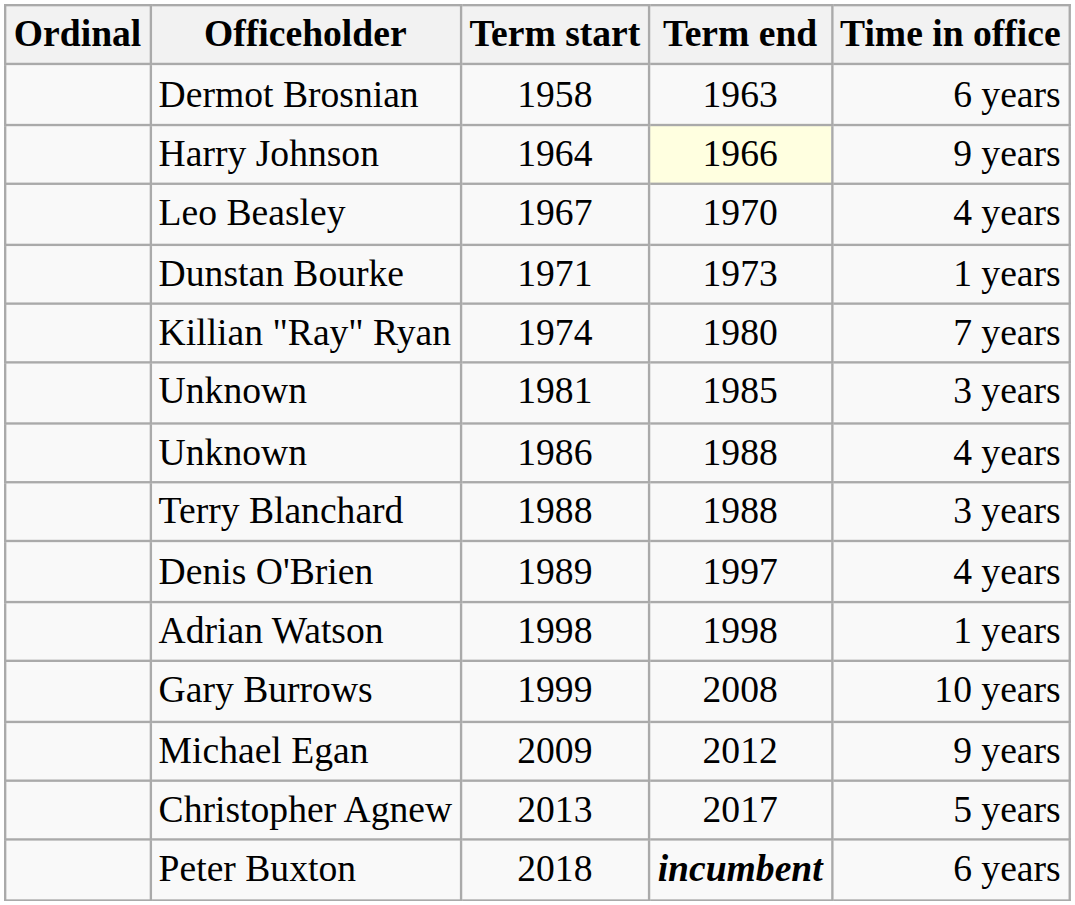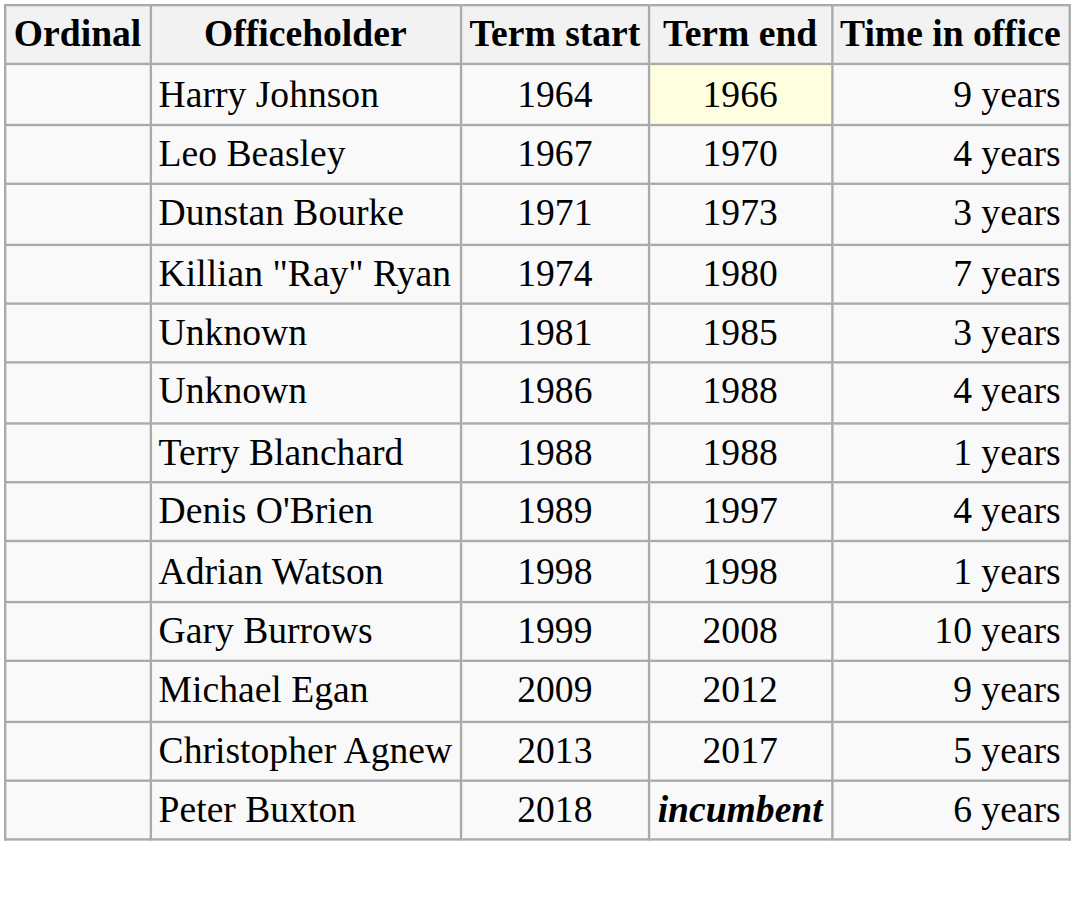- row: (289, 93)
(1007, 272) 1 years -> (1007, 213) 3 years
(1007, 511) 3 years -> (1007, 451) 1 years
